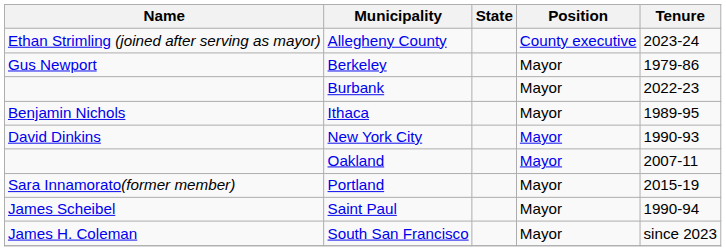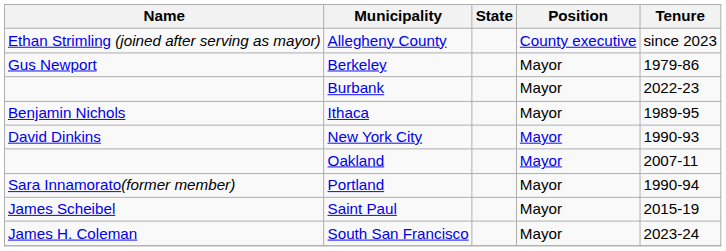(671, 40) 2023-24 -> (680, 40) since 2023
(671, 185) 2015-19 -> (671, 185) 1990-94
(671, 209) 1990-94 -> (671, 209) 2015-19
(680, 233) since 2023 -> (671, 233) 2023-24
